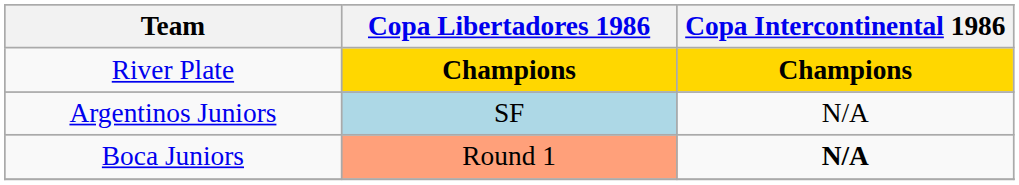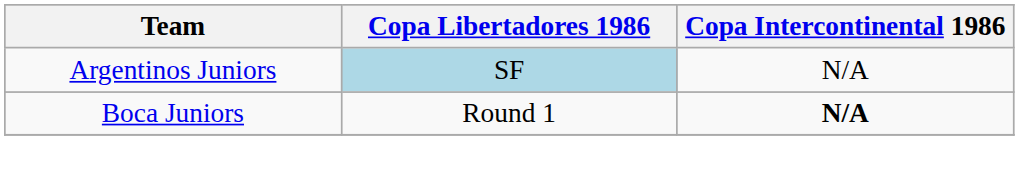- row: (173, 69)
(509, 156) lightsalmon background -> (509, 112) no background
